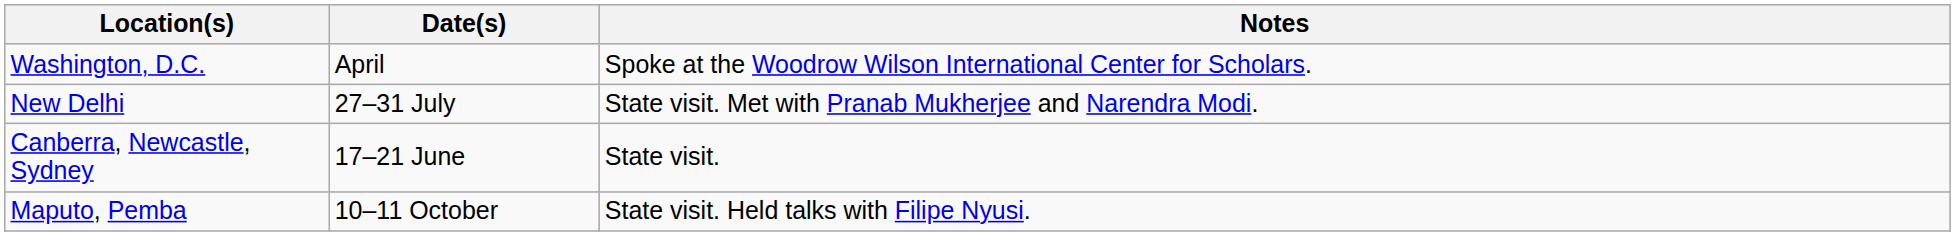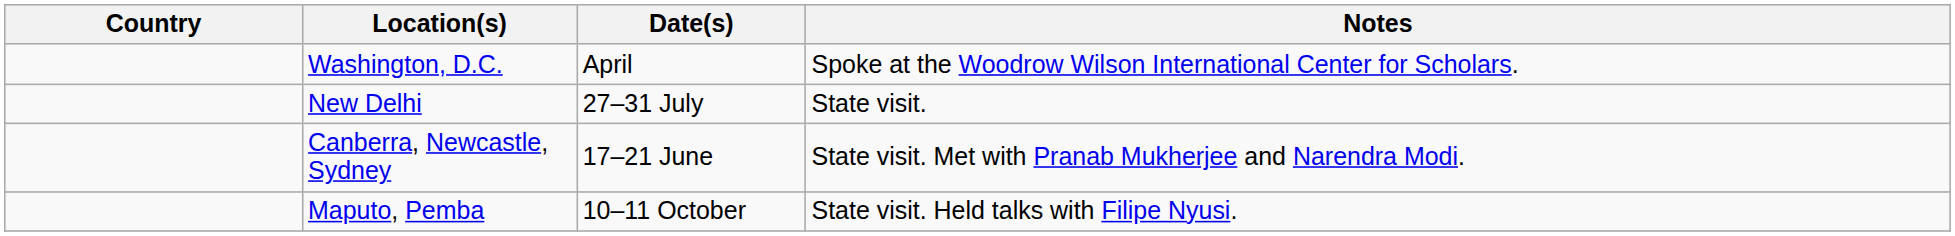+ column: (154, 24)
(932, 103) State visit. Met with Pranab Mukherjee and Narendra Modi. -> (869, 103) State visit.
(662, 157) State visit. -> (1138, 157) State visit. Met with Pranab Mukherjee and Narendra Modi.
